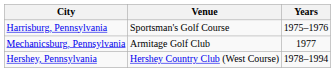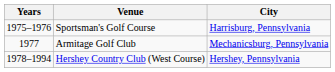columns swapped: (306, 12) <-> (66, 12)
